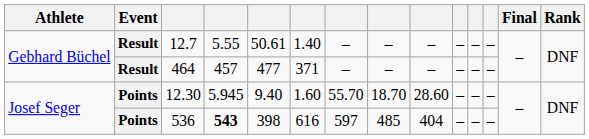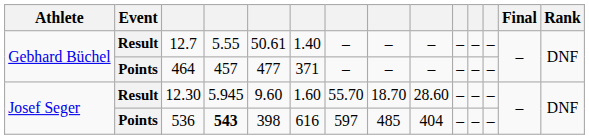(138, 69) Result -> (138, 69) Points
(138, 95) Points -> (138, 95) Result
(268, 95) 9.40 -> (268, 95) 9.60
